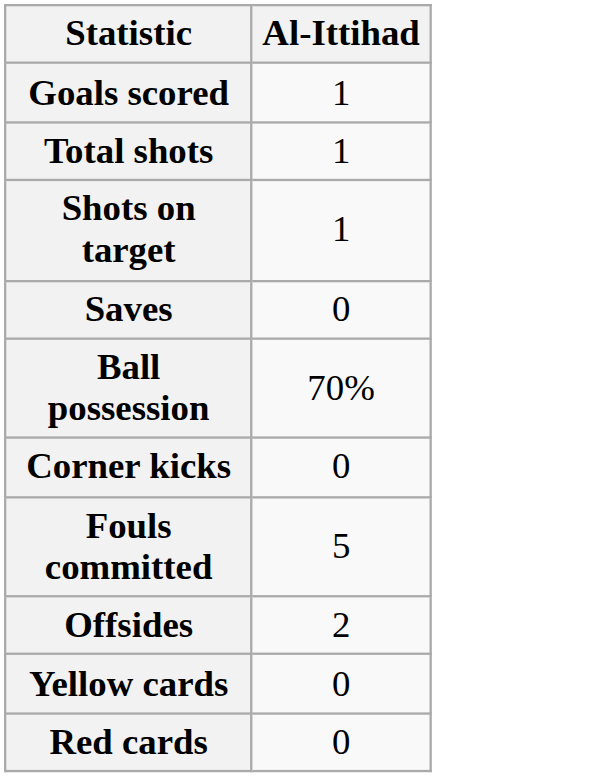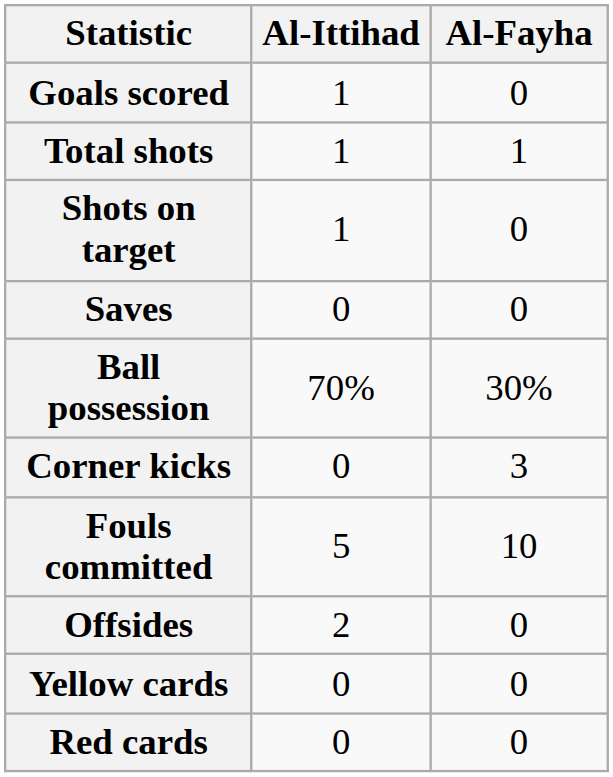+ column: (519, 33)
